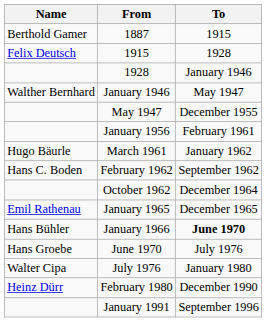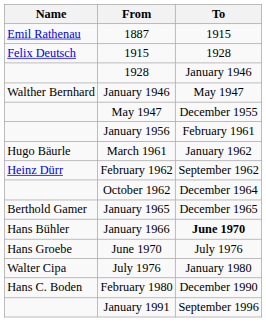(47, 33) Berthold Gamer -> (44, 33) Emil Rathenau
(45, 170) Hans C. Boden -> (35, 170) Heinz Dürr
(44, 209) Emil Rathenau -> (47, 209) Berthold Gamer
(35, 287) Heinz Dürr -> (45, 287) Hans C. Boden
